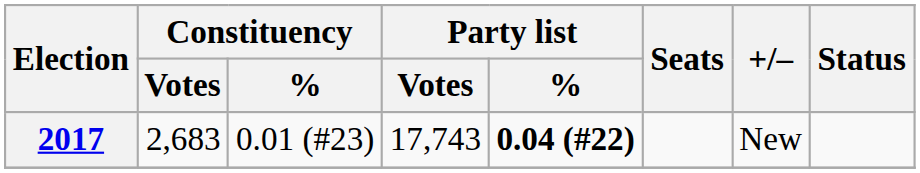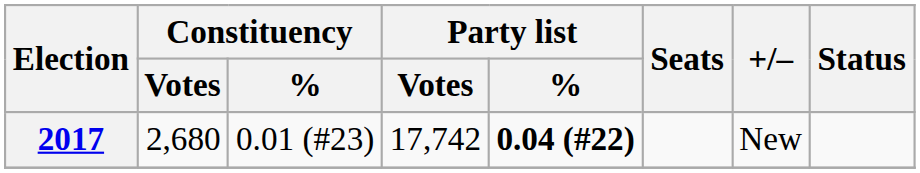(183, 138) 2,683 -> (183, 138) 2,680
(435, 138) 17,743 -> (435, 138) 17,742
